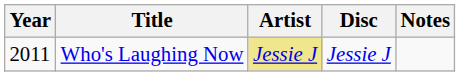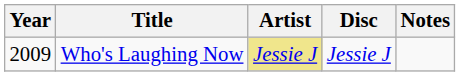(30, 53) 2011 -> (30, 53) 2009
